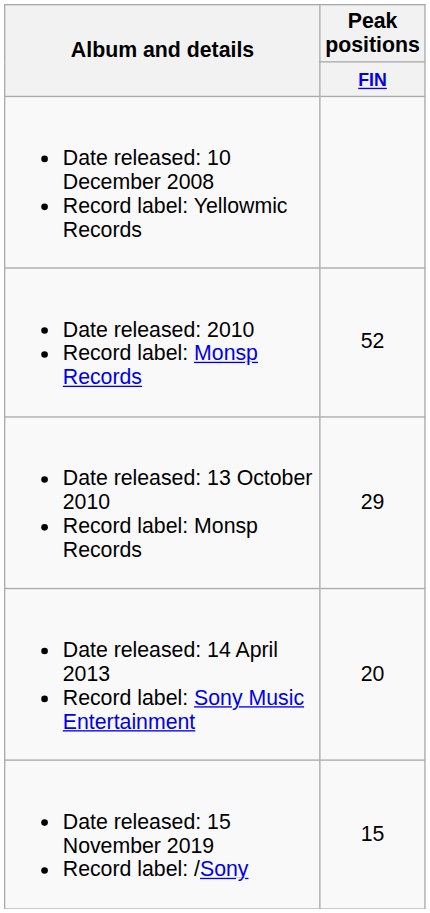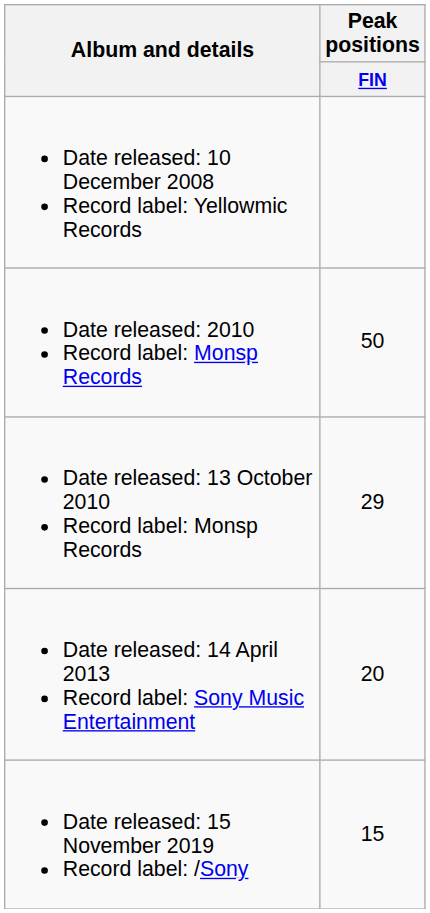(373, 342) 52 -> (373, 342) 50
